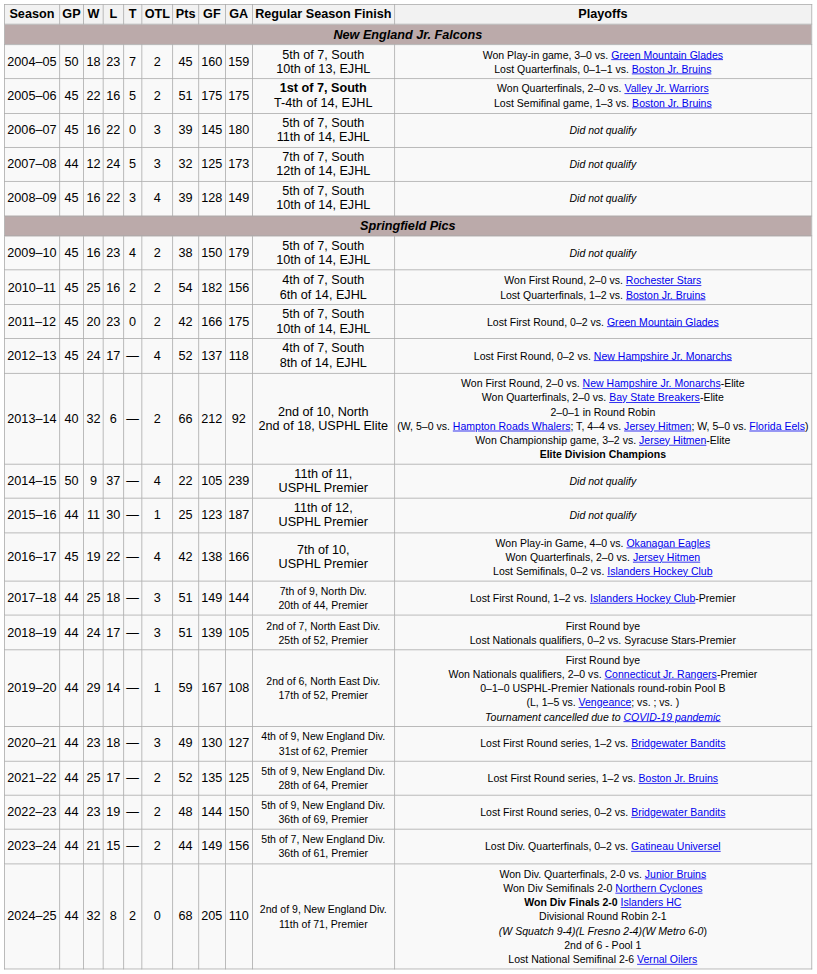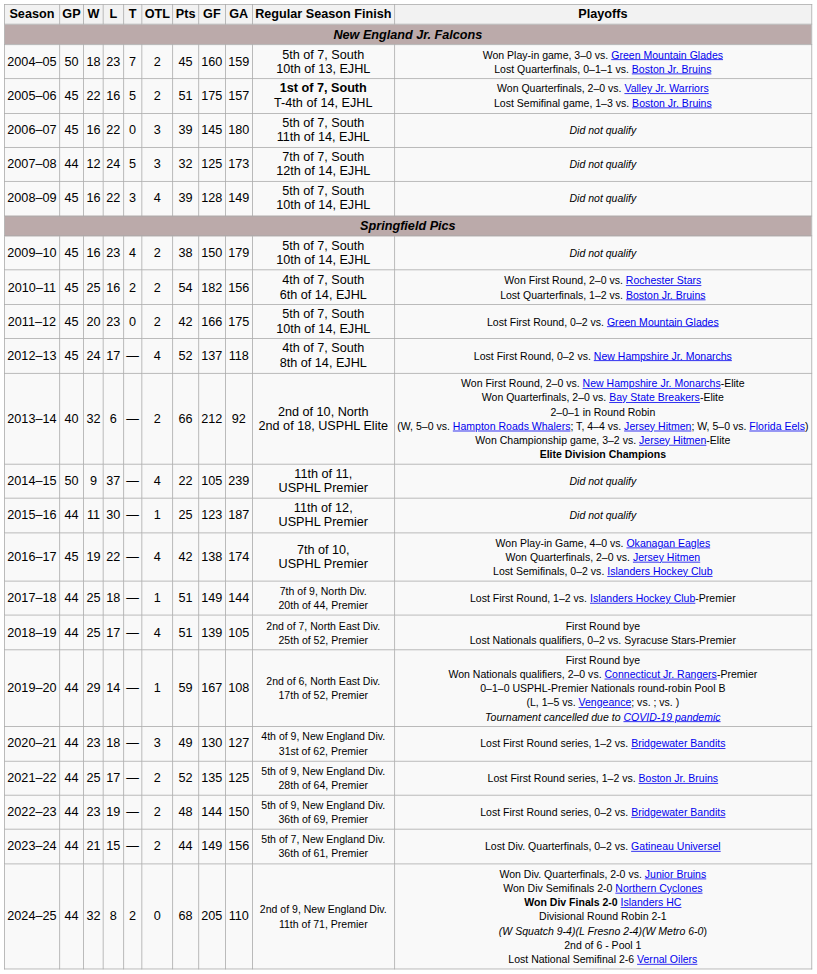(239, 95) 175 -> (239, 95) 157
(239, 556) 166 -> (239, 556) 174
(157, 598) 3 -> (157, 598) 1
(93, 632) 24 -> (93, 632) 25
(157, 632) 3 -> (157, 632) 4
